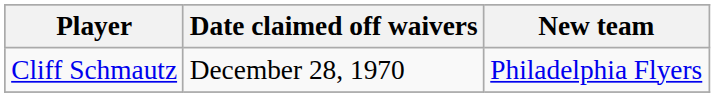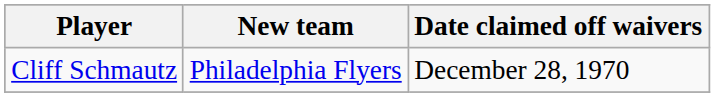columns swapped: (596, 26) <-> (334, 26)
